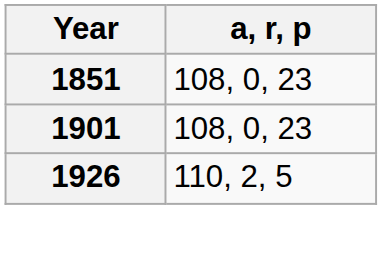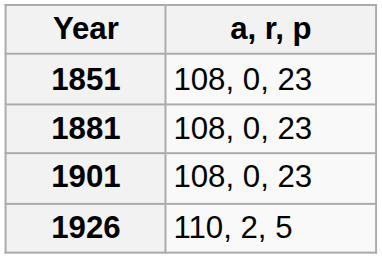+ row: (86, 128)
